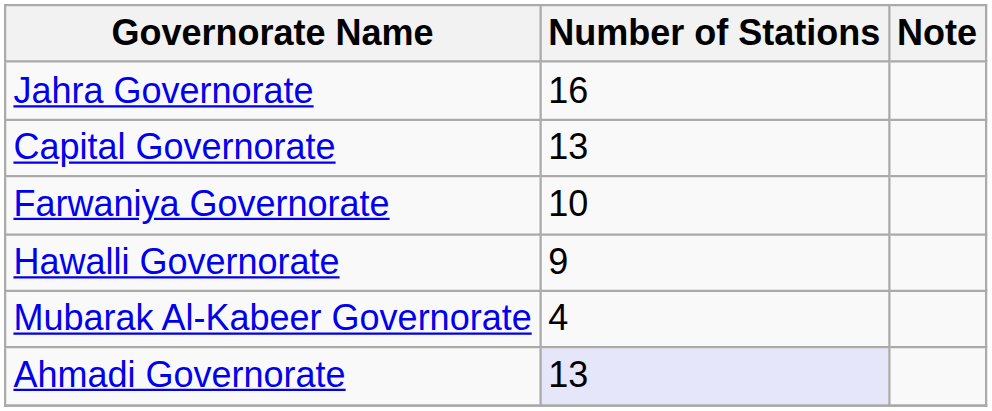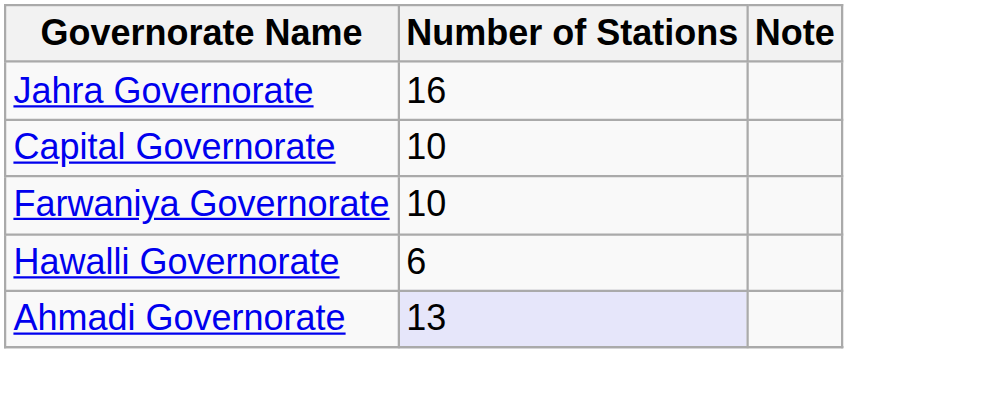(568, 147) 13 -> (426, 147) 10
(558, 261) 9 -> (416, 261) 6
- row: (273, 318)
